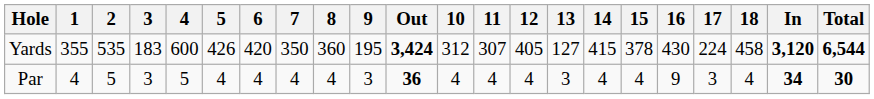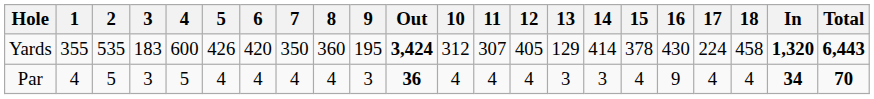(566, 49) 127 -> (566, 49) 129
(602, 49) 415 -> (602, 49) 414
(793, 49) 3,120 -> (793, 49) 1,320
(844, 49) 6,544 -> (844, 49) 6,443
(602, 78) 4 -> (602, 78) 3
(712, 78) 3 -> (712, 78) 4
(844, 78) 30 -> (844, 78) 70
